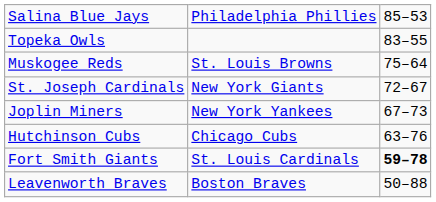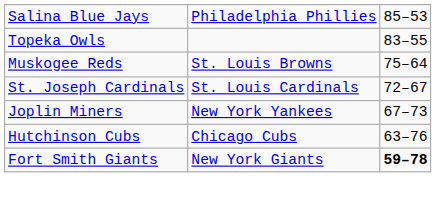(257, 88) New York Giants -> (275, 88) St. Louis Cardinals
(275, 160) St. Louis Cardinals -> (257, 160) New York Giants
- row: (87, 184)
